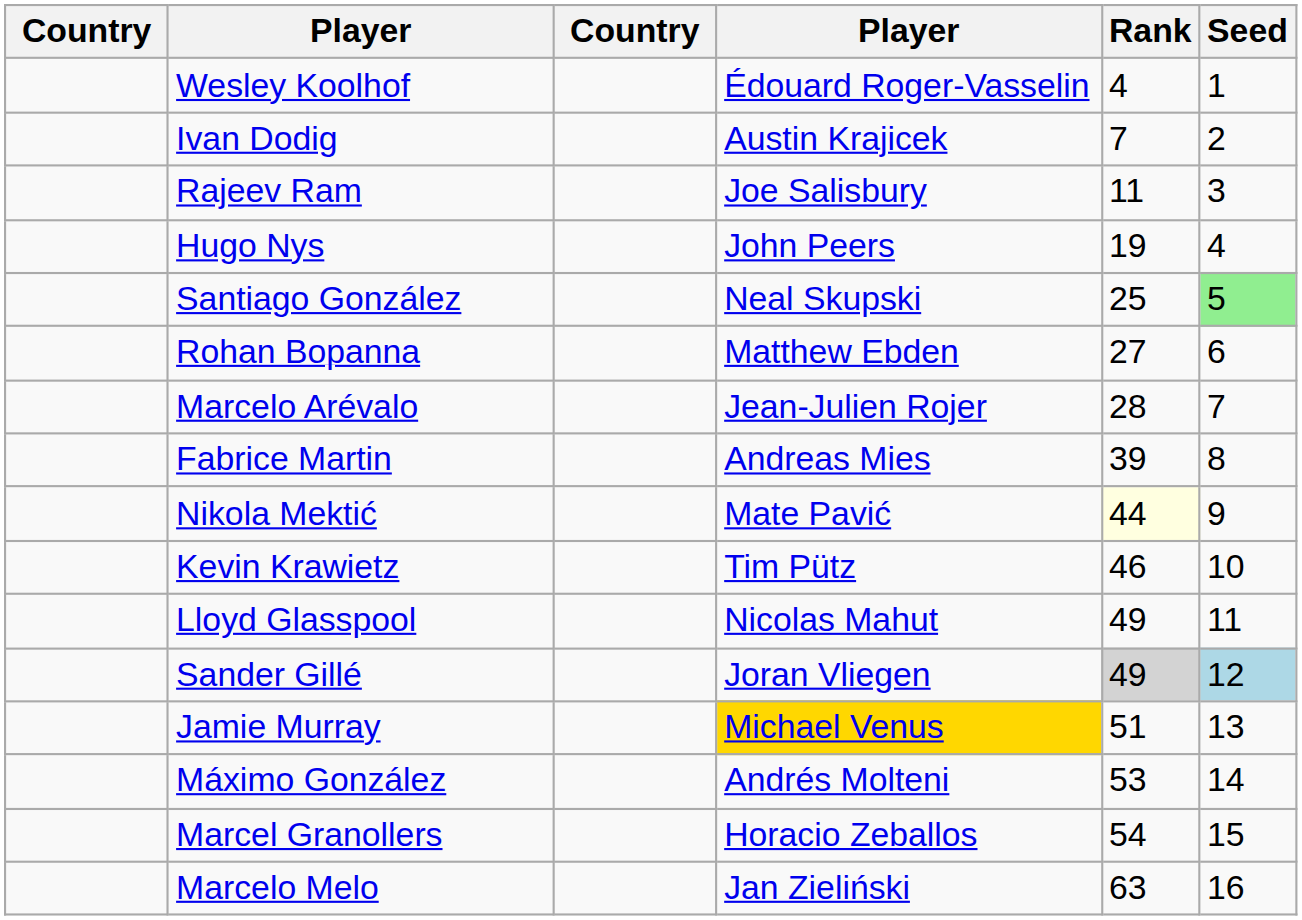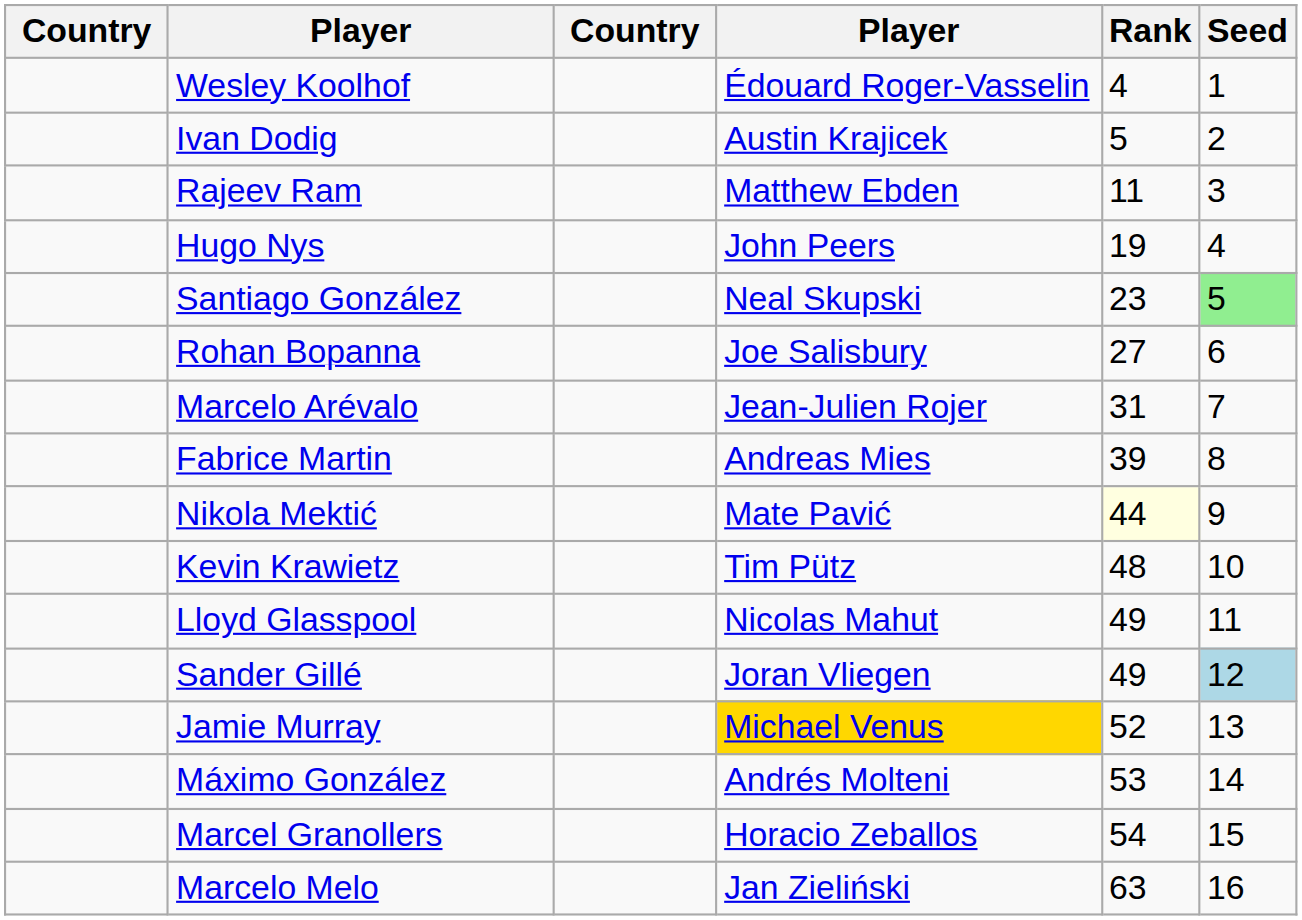(1118, 138) 7 -> (1118, 138) 5
(825, 191) Joe Salisbury -> (841, 191) Matthew Ebden
(1128, 298) 25 -> (1128, 298) 23
(841, 352) Matthew Ebden -> (825, 352) Joe Salisbury
(1128, 406) 28 -> (1128, 406) 31
(1128, 566) 46 -> (1128, 566) 48
(1128, 673) lightgrey background -> (1128, 673) no background
(1128, 727) 51 -> (1128, 727) 52
